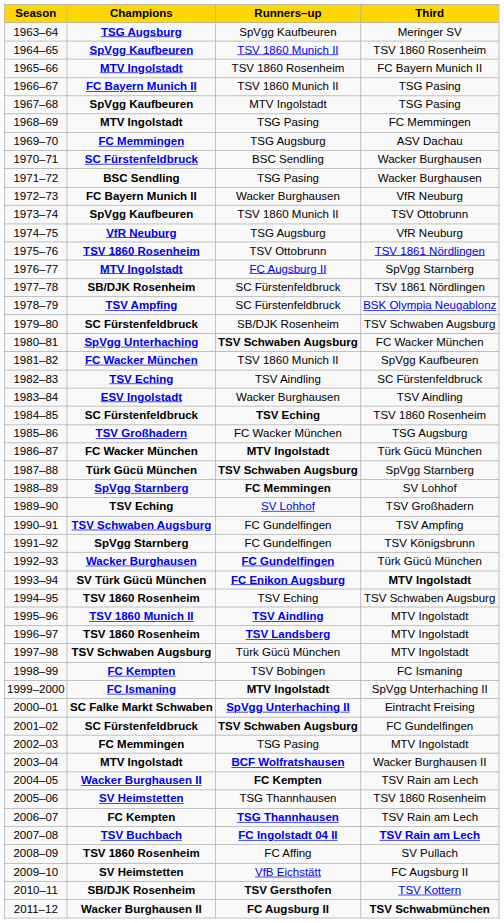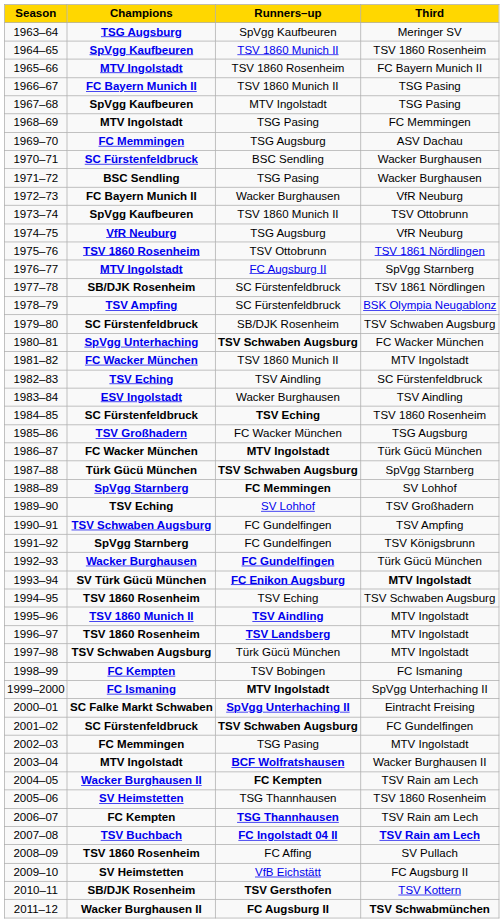(430, 360) SpVgg Kaufbeuren -> (430, 360) MTV Ingolstadt
